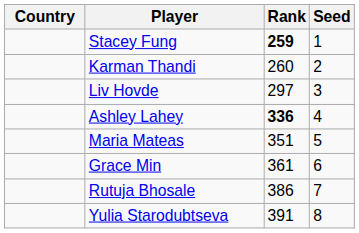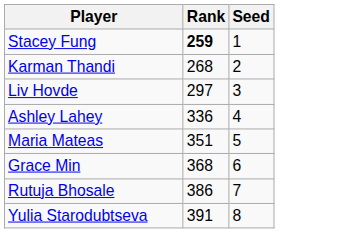- column: (45, 16)
(281, 66) 260 -> (200, 66) 268
(281, 116) bold -> (200, 116) normal
(281, 166) 361 -> (200, 166) 368
